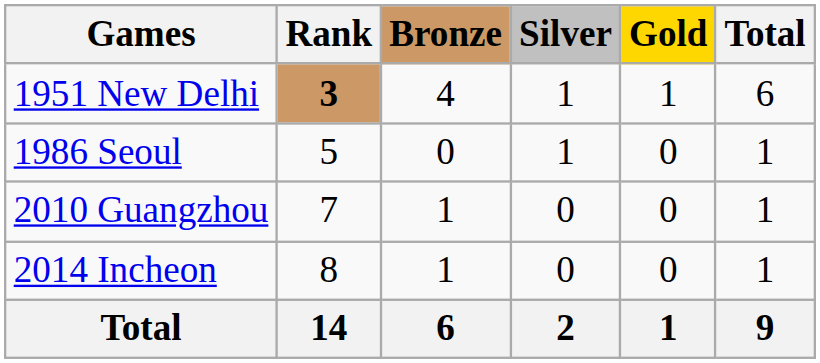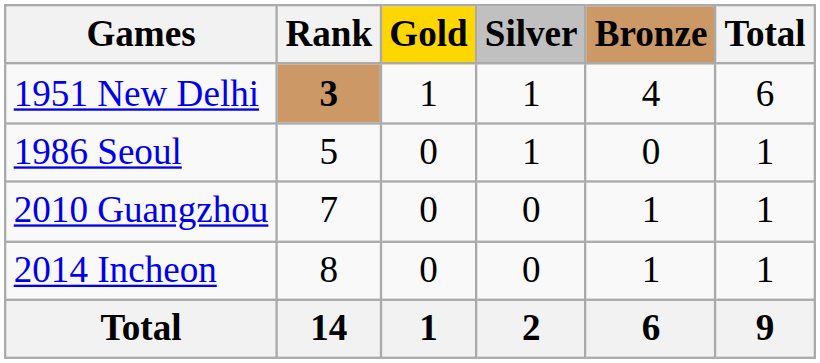columns swapped: (668, 33) <-> (446, 33)
